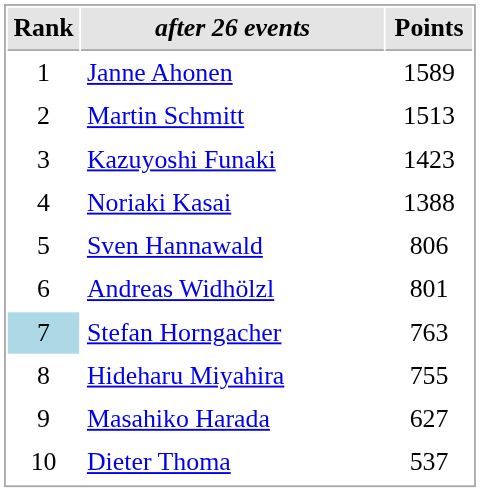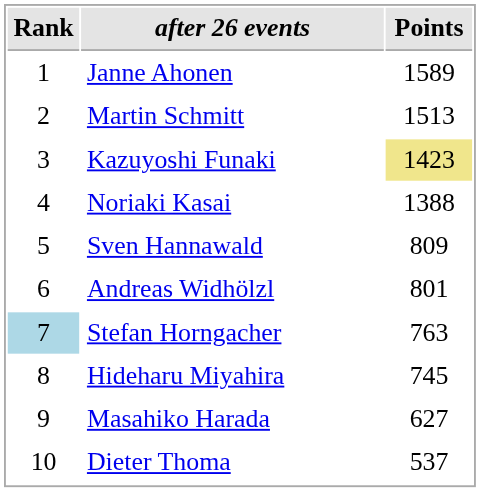(429, 159) no background -> (429, 159) khaki background
(429, 246) 806 -> (429, 246) 809
(429, 375) 755 -> (429, 375) 745
